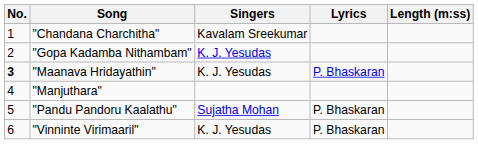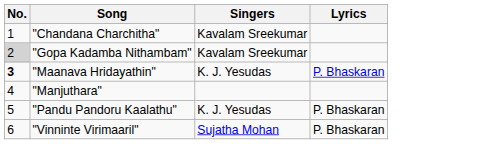- column: (430, 14)
(11, 53) no background -> (11, 53) lightgrey background
(234, 53) K. J. Yesudas -> (252, 53) Kavalam Sreekumar
(238, 110) Sujatha Mohan -> (234, 110) K. J. Yesudas
(234, 130) K. J. Yesudas -> (238, 130) Sujatha Mohan
